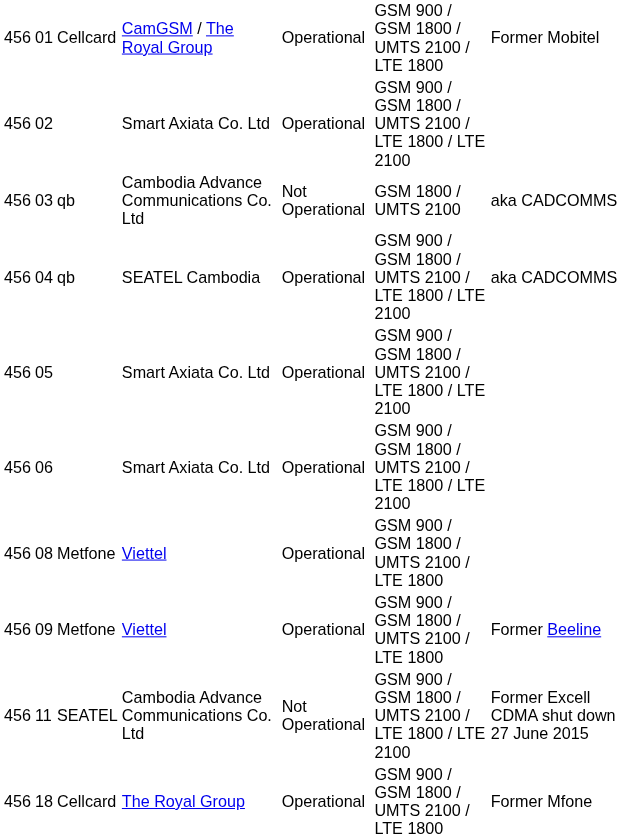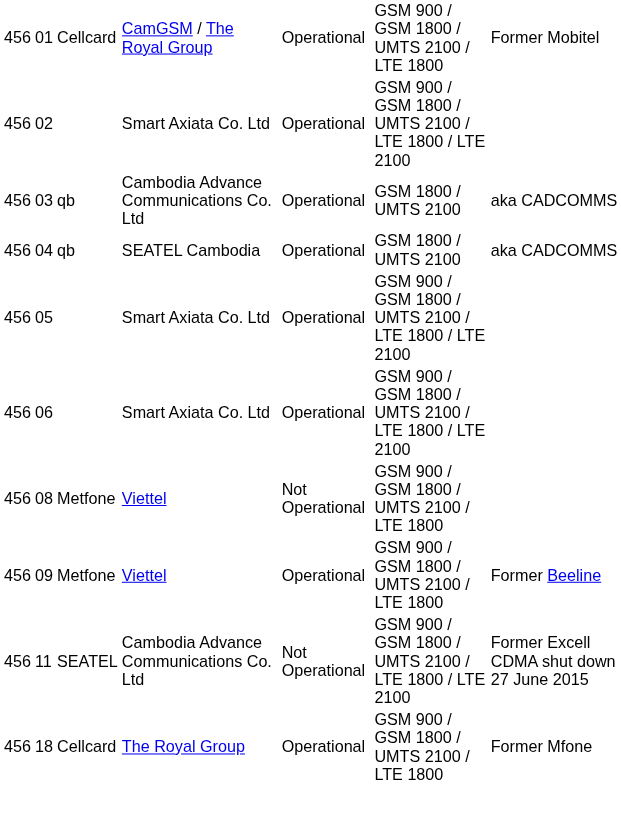(323, 200) Not Operational -> (323, 200) Operational
(430, 277) GSM 900 / GSM 1800 / UMTS 2100 / LTE 1800 / LTE 2100 -> (418, 250) GSM 1800 / UMTS 2100
(323, 553) Operational -> (323, 498) Not Operational
